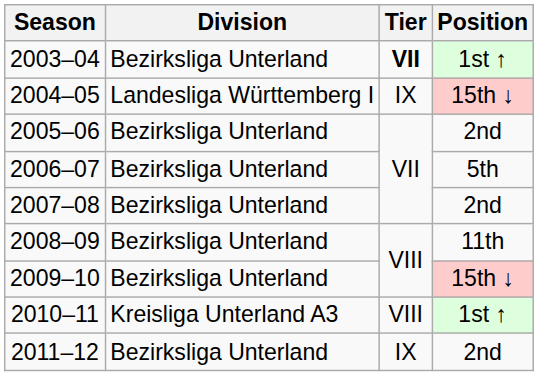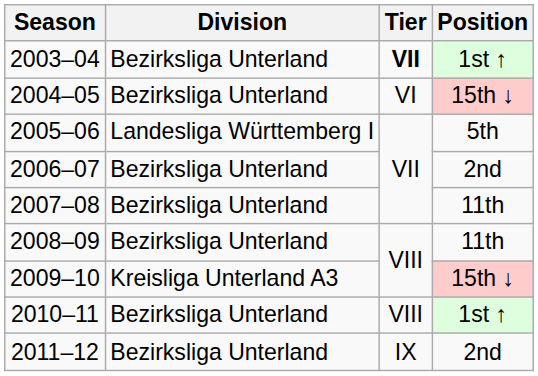(242, 95) Landesliga Württemberg I -> (219, 95) Bezirksliga Unterland
(406, 95) IX -> (406, 95) VI
(219, 132) Bezirksliga Unterland -> (242, 132) Landesliga Württemberg I
(483, 132) 2nd -> (483, 132) 5th
(483, 168) 5th -> (483, 168) 2nd
(483, 205) 2nd -> (483, 205) 11th
(219, 278) Bezirksliga Unterland -> (224, 278) Kreisliga Unterland A3
(224, 315) Kreisliga Unterland A3 -> (219, 315) Bezirksliga Unterland
